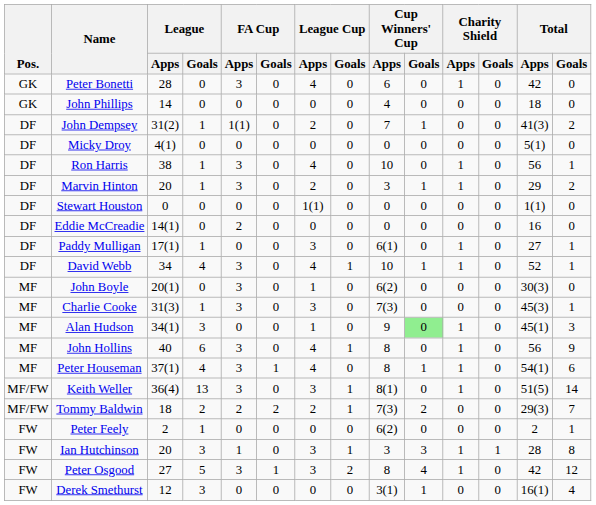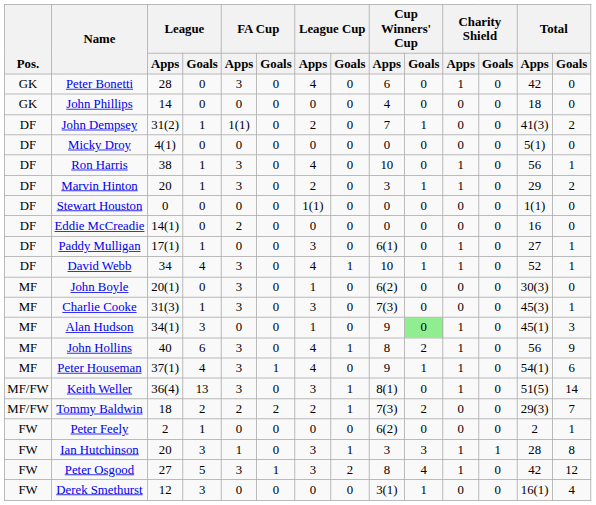(424, 347) 0 -> (424, 347) 2
(387, 368) 8 -> (387, 368) 9
